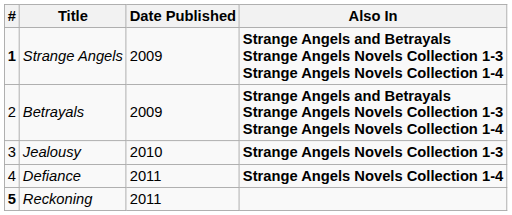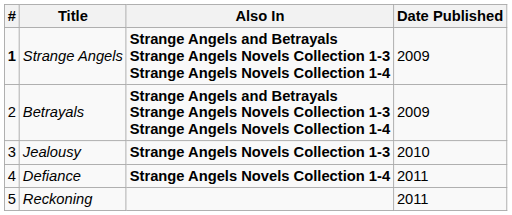columns swapped: (183, 16) <-> (373, 16)
(12, 199) bold -> (12, 199) normal
